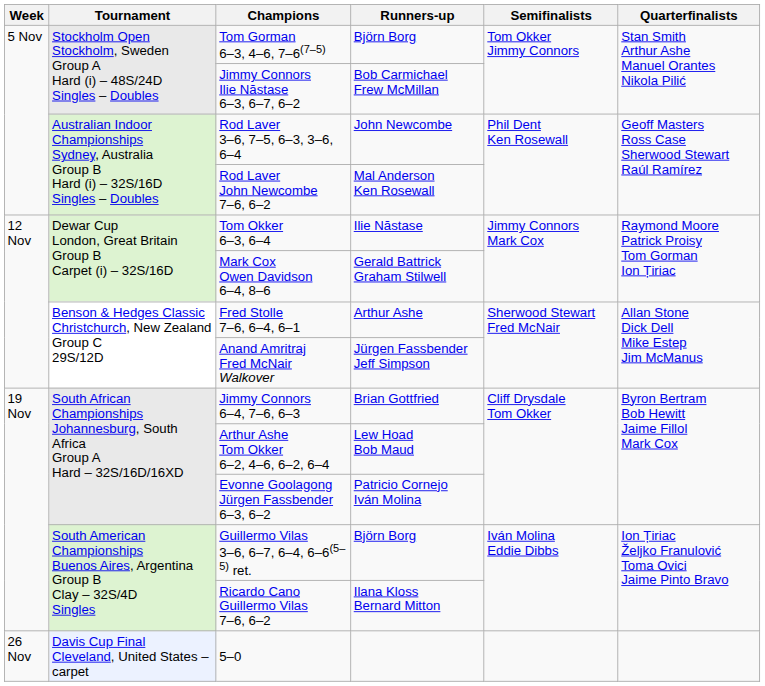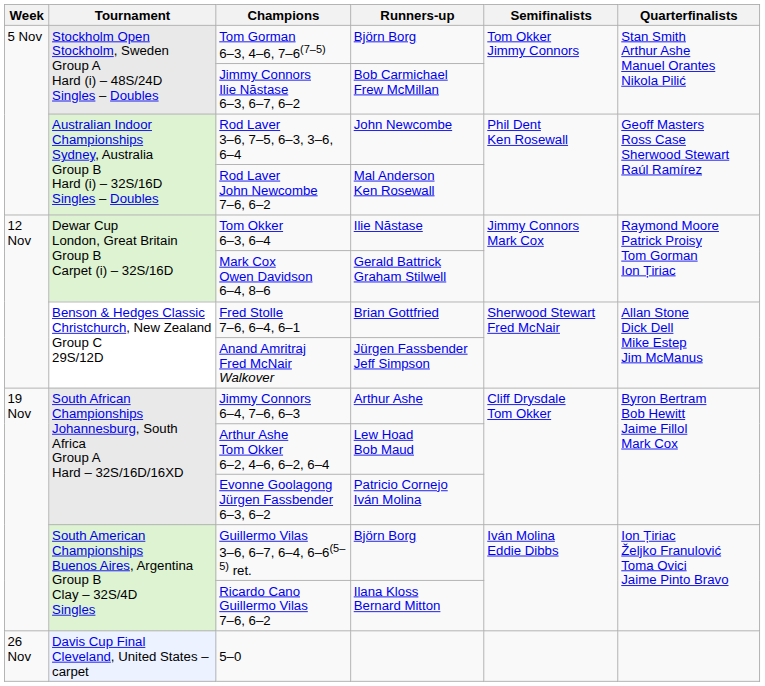(388, 312) Arthur Ashe -> (396, 312) Brian Gottfried
(396, 398) Brian Gottfried -> (388, 398) Arthur Ashe
